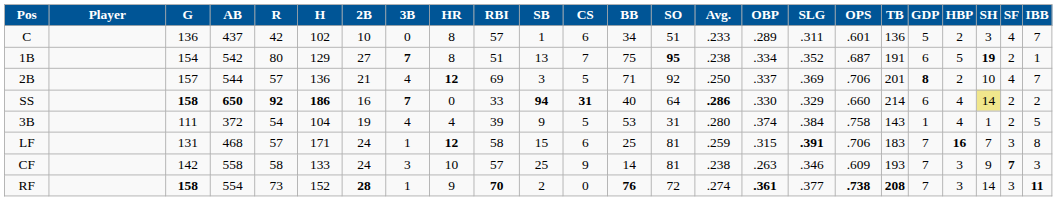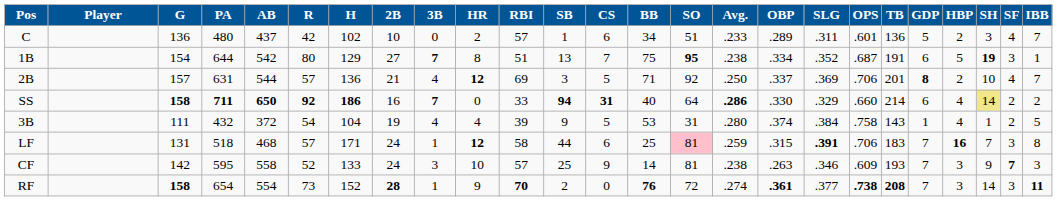+ column: (223, 15)
(452, 36) 8 -> (477, 36) 2
(1011, 57) 2 -> (1011, 57) 3
(542, 143) 15 -> (565, 143) 44
(673, 143) no background -> (691, 143) pink background
(276, 164) 58 -> (309, 164) 52
